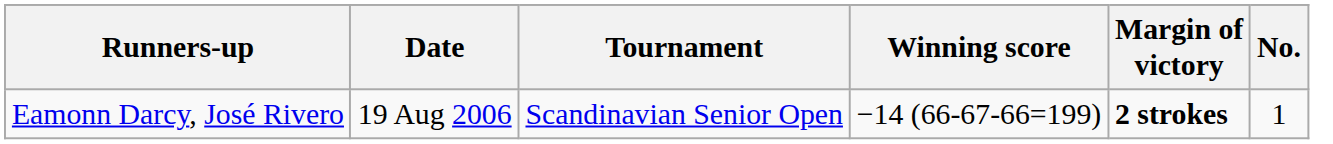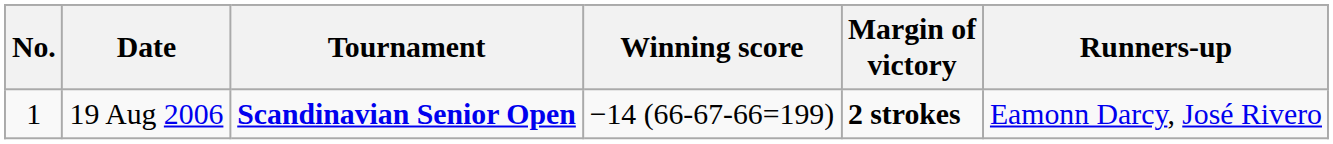columns swapped: (1279, 46) <-> (178, 46)
(684, 113) normal -> (407, 113) bold
